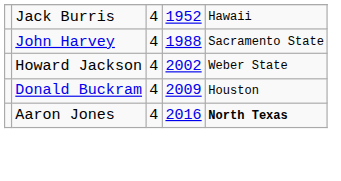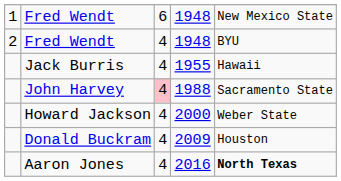+ row: (13, 17)
+ row: (13, 41)
(184, 17) 1952 -> (193, 66) 1955
(154, 41) no background -> (163, 91) pink background
(184, 66) 2002 -> (193, 115) 2000
